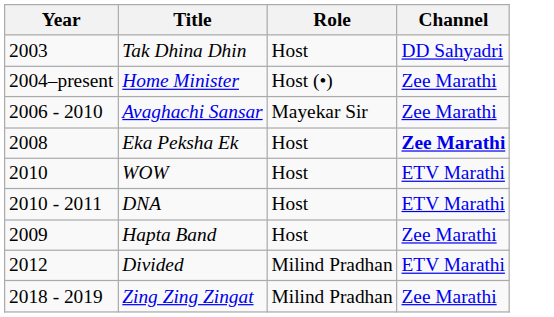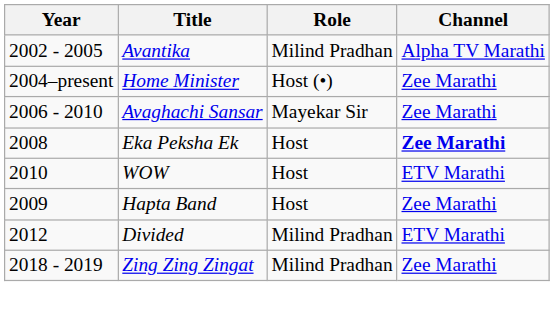+ row: (156, 50)
- row: (184, 50)
- row: (142, 204)
